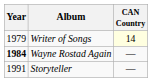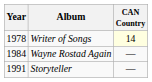(16, 38) 1979 -> (16, 38) 1978
(16, 54) bold -> (16, 54) normal
